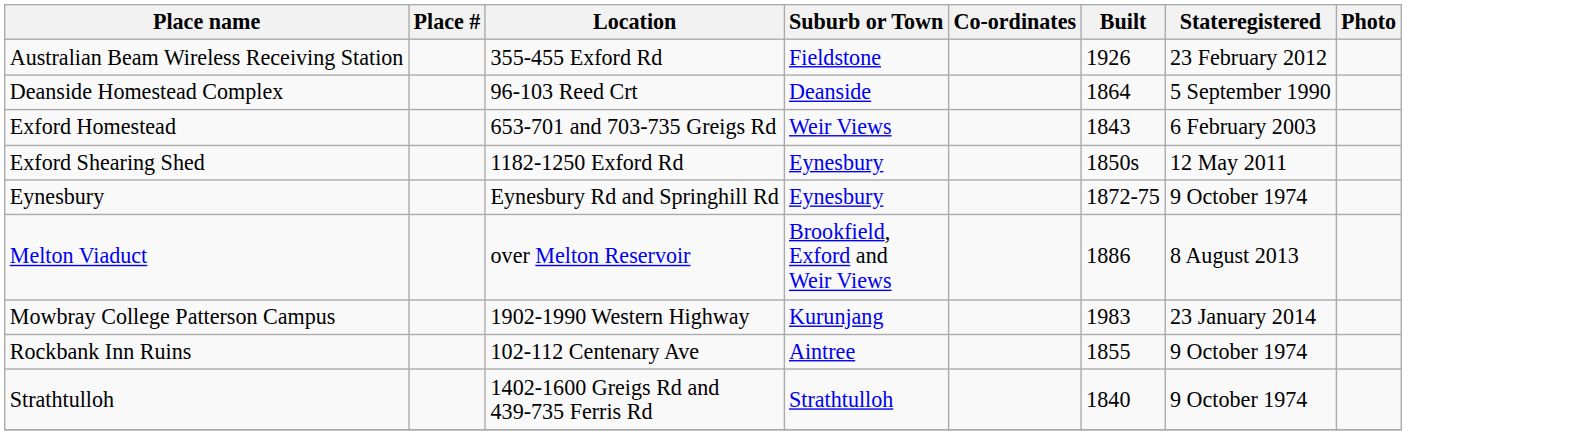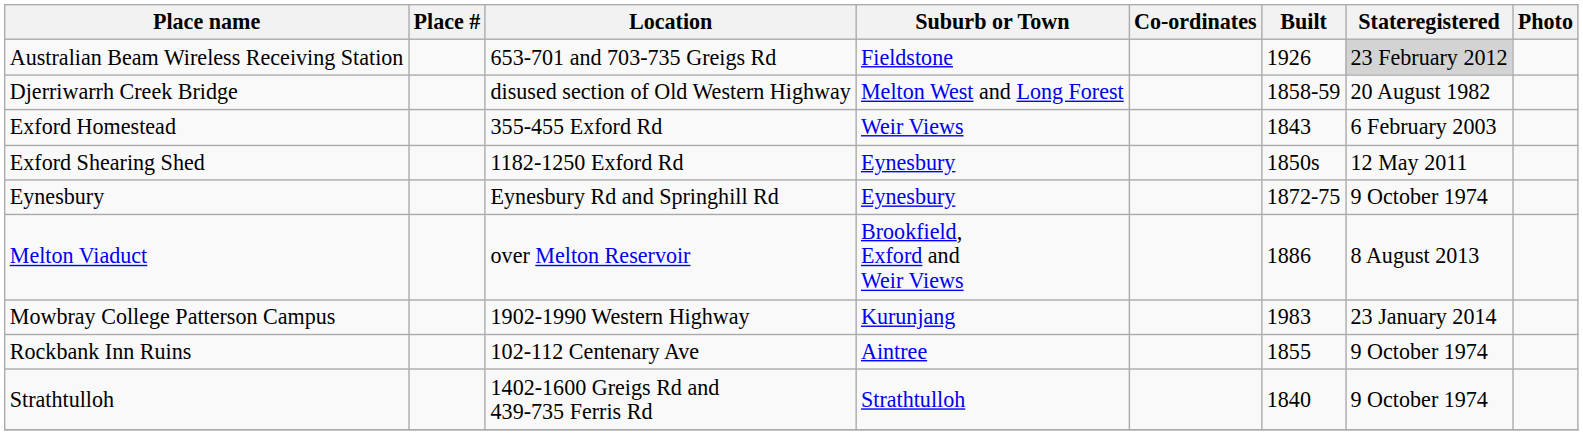(576, 57) 355-455 Exford Rd -> (633, 57) 653-701 and 703-735 Greigs Rd
(1249, 57) no background -> (1429, 57) lightgrey background
- row: (147, 92)
+ row: (124, 92)
(633, 127) 653-701 and 703-735 Greigs Rd -> (576, 127) 355-455 Exford Rd
